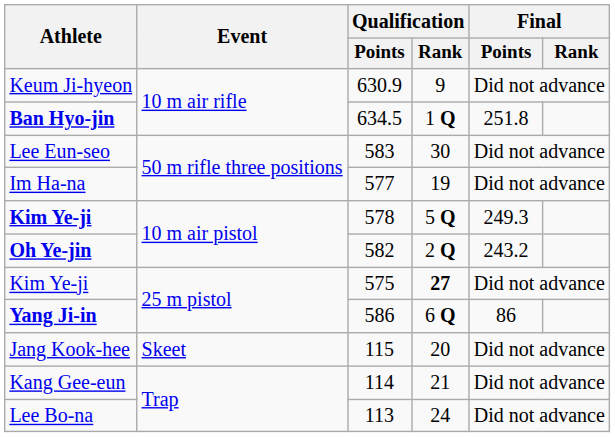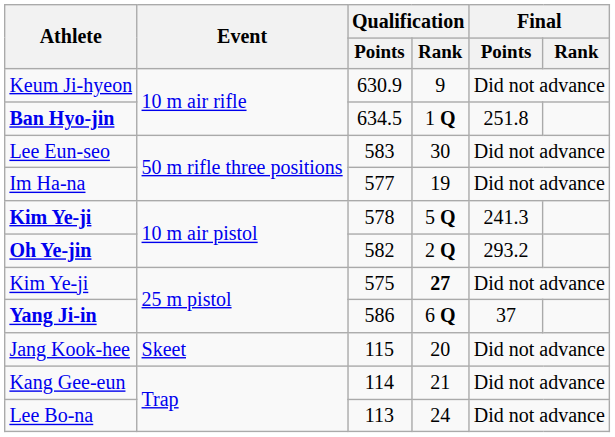(506, 217) 249.3 -> (506, 217) 241.3
(506, 250) 243.2 -> (506, 250) 293.2
(506, 316) 86 -> (506, 316) 37
